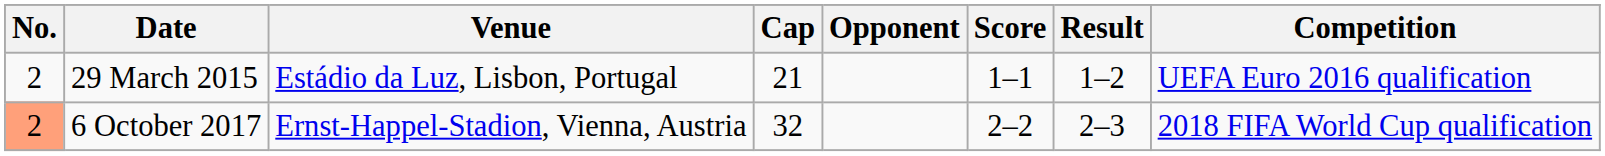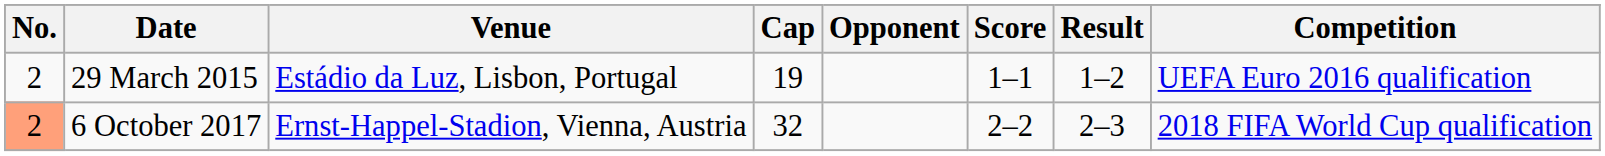(788, 77) 21 -> (788, 77) 19
